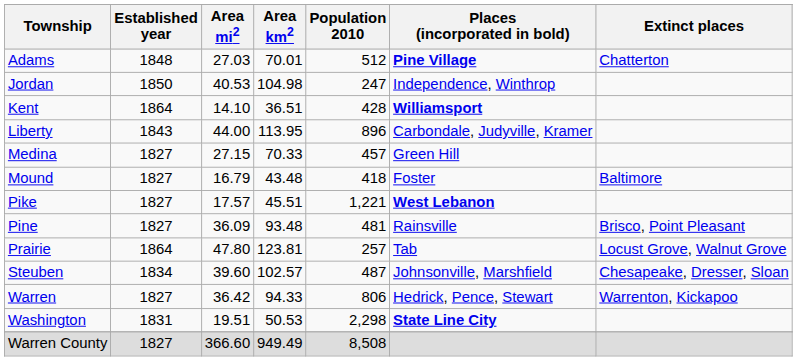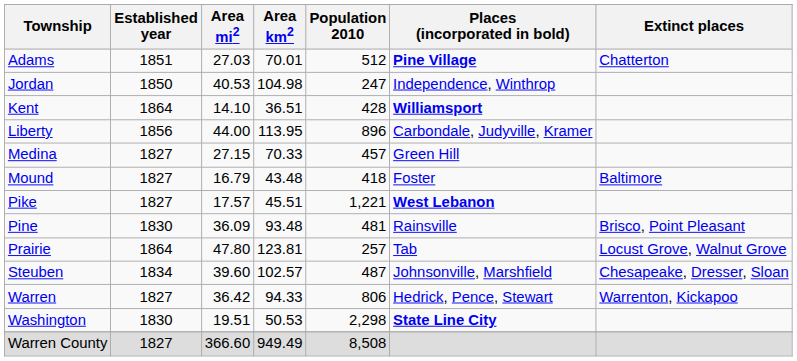(156, 60) 1848 -> (156, 60) 1851
(156, 131) 1843 -> (156, 131) 1856
(156, 225) 1827 -> (156, 225) 1830
(156, 320) 1831 -> (156, 320) 1830
